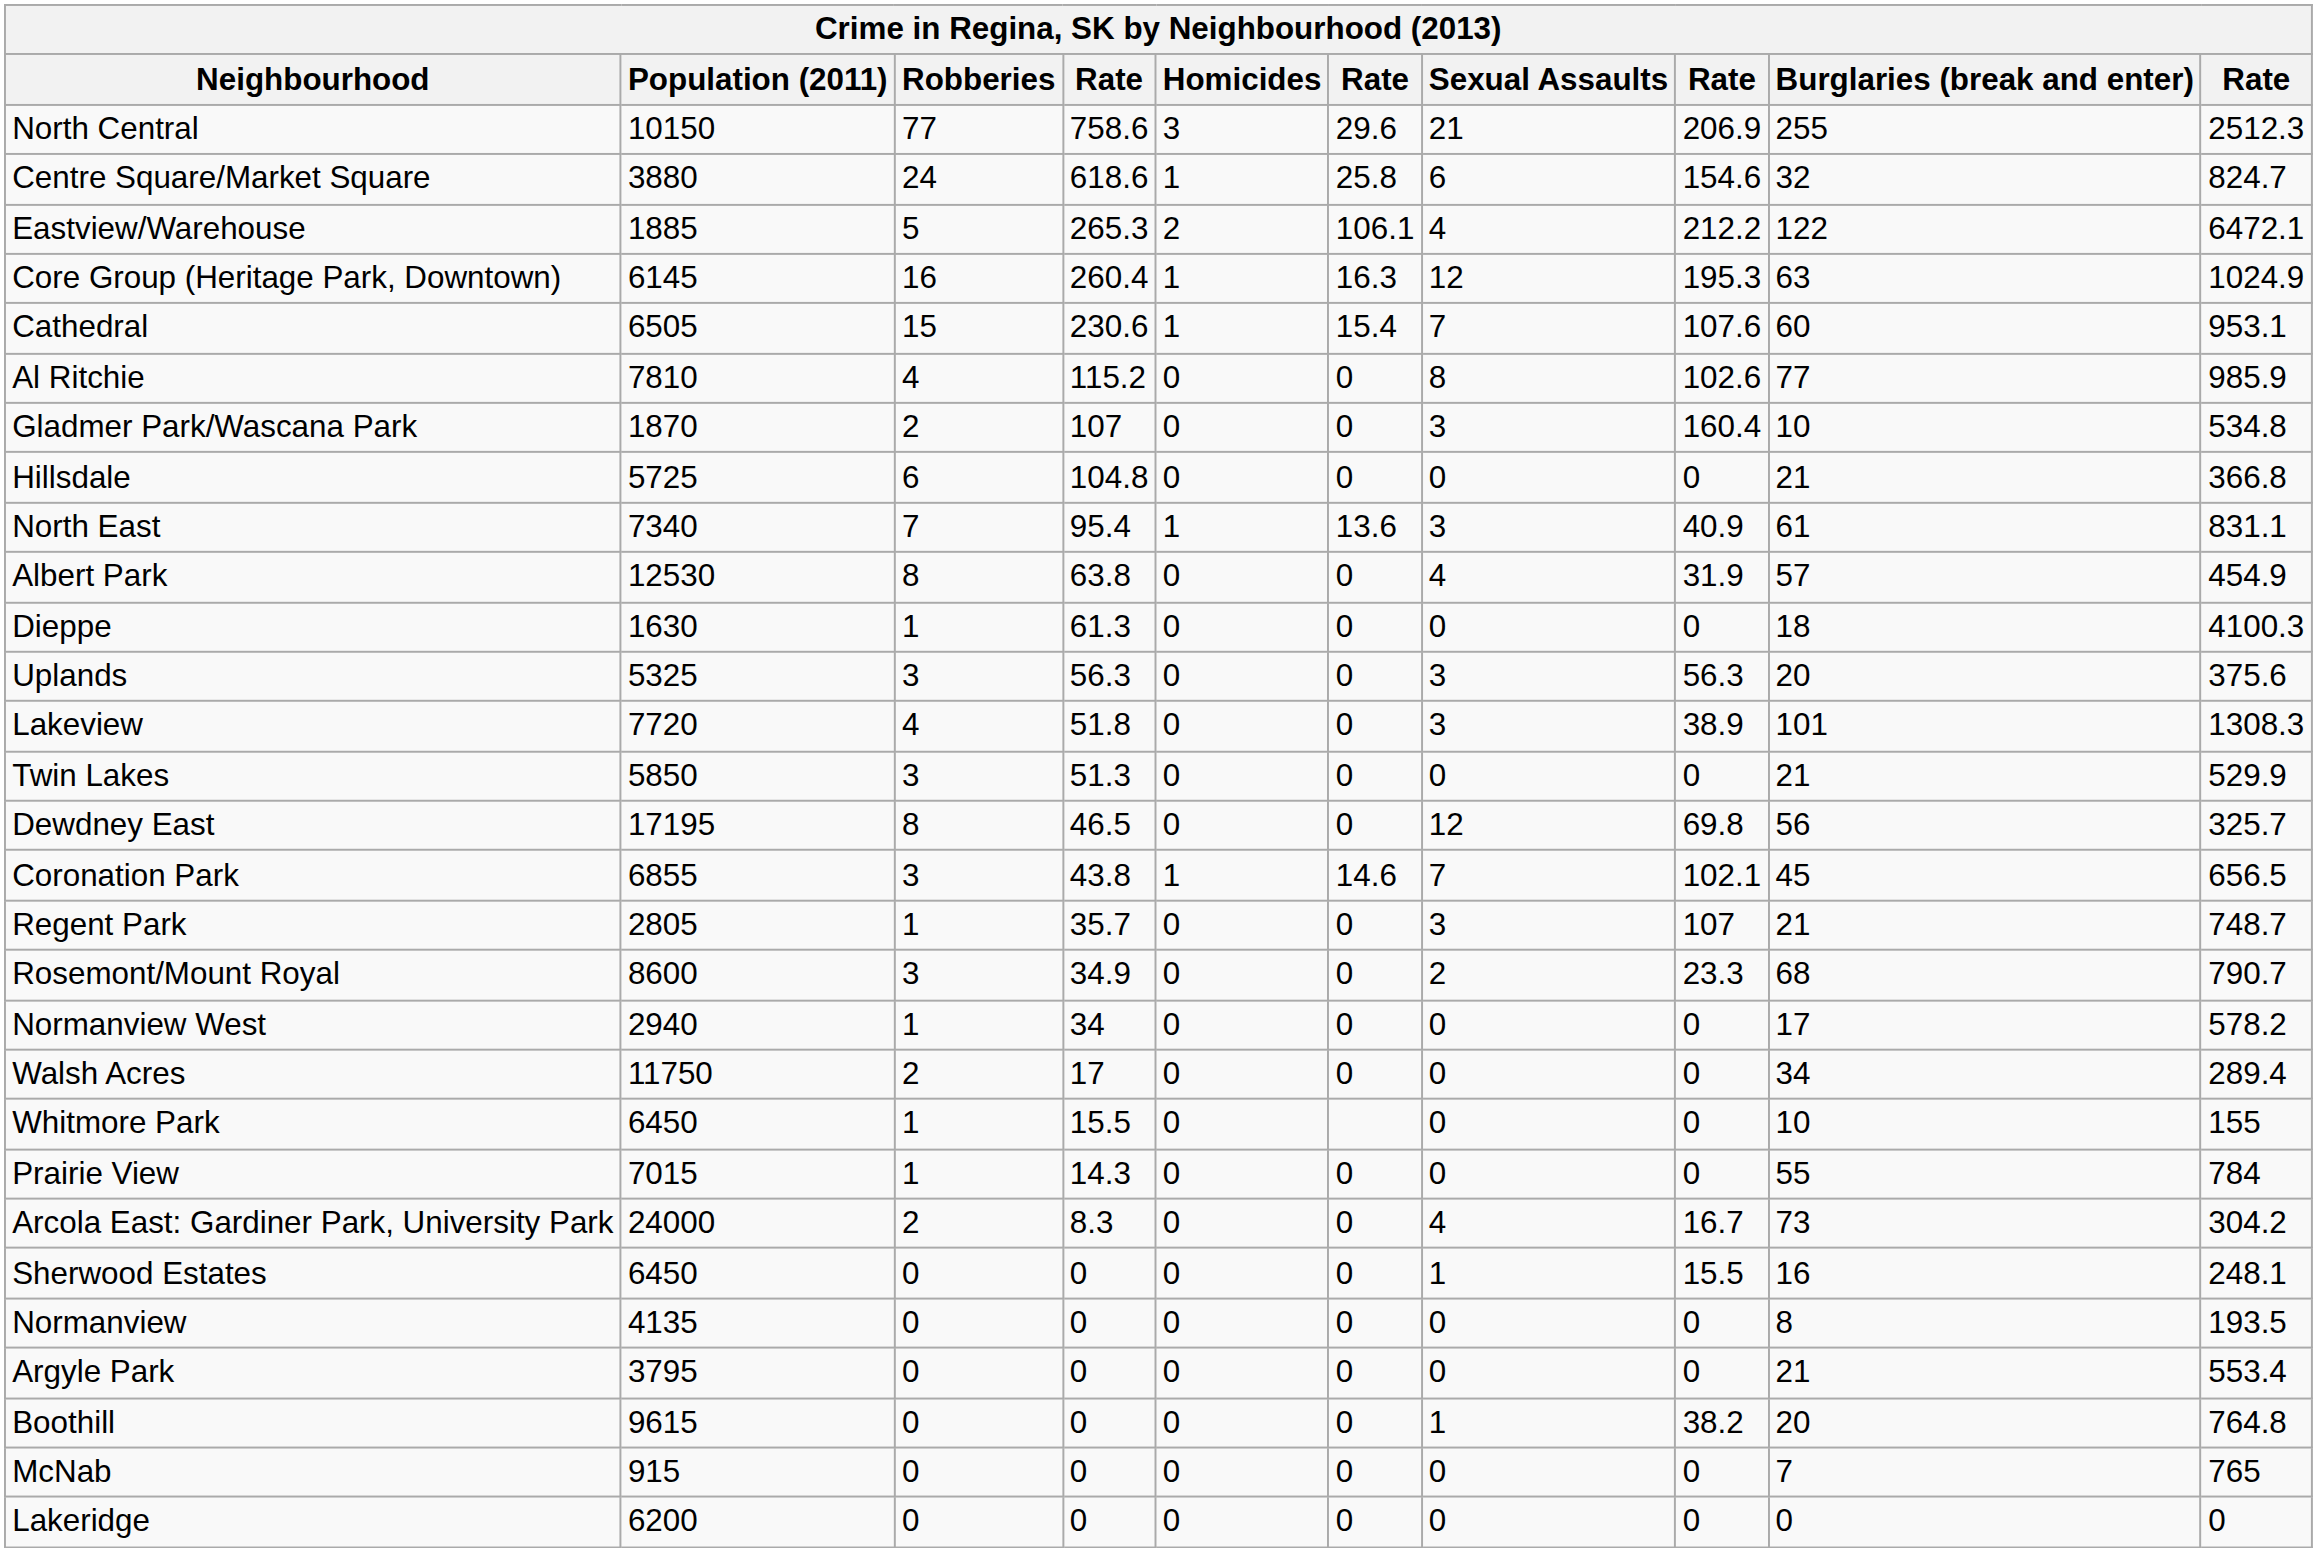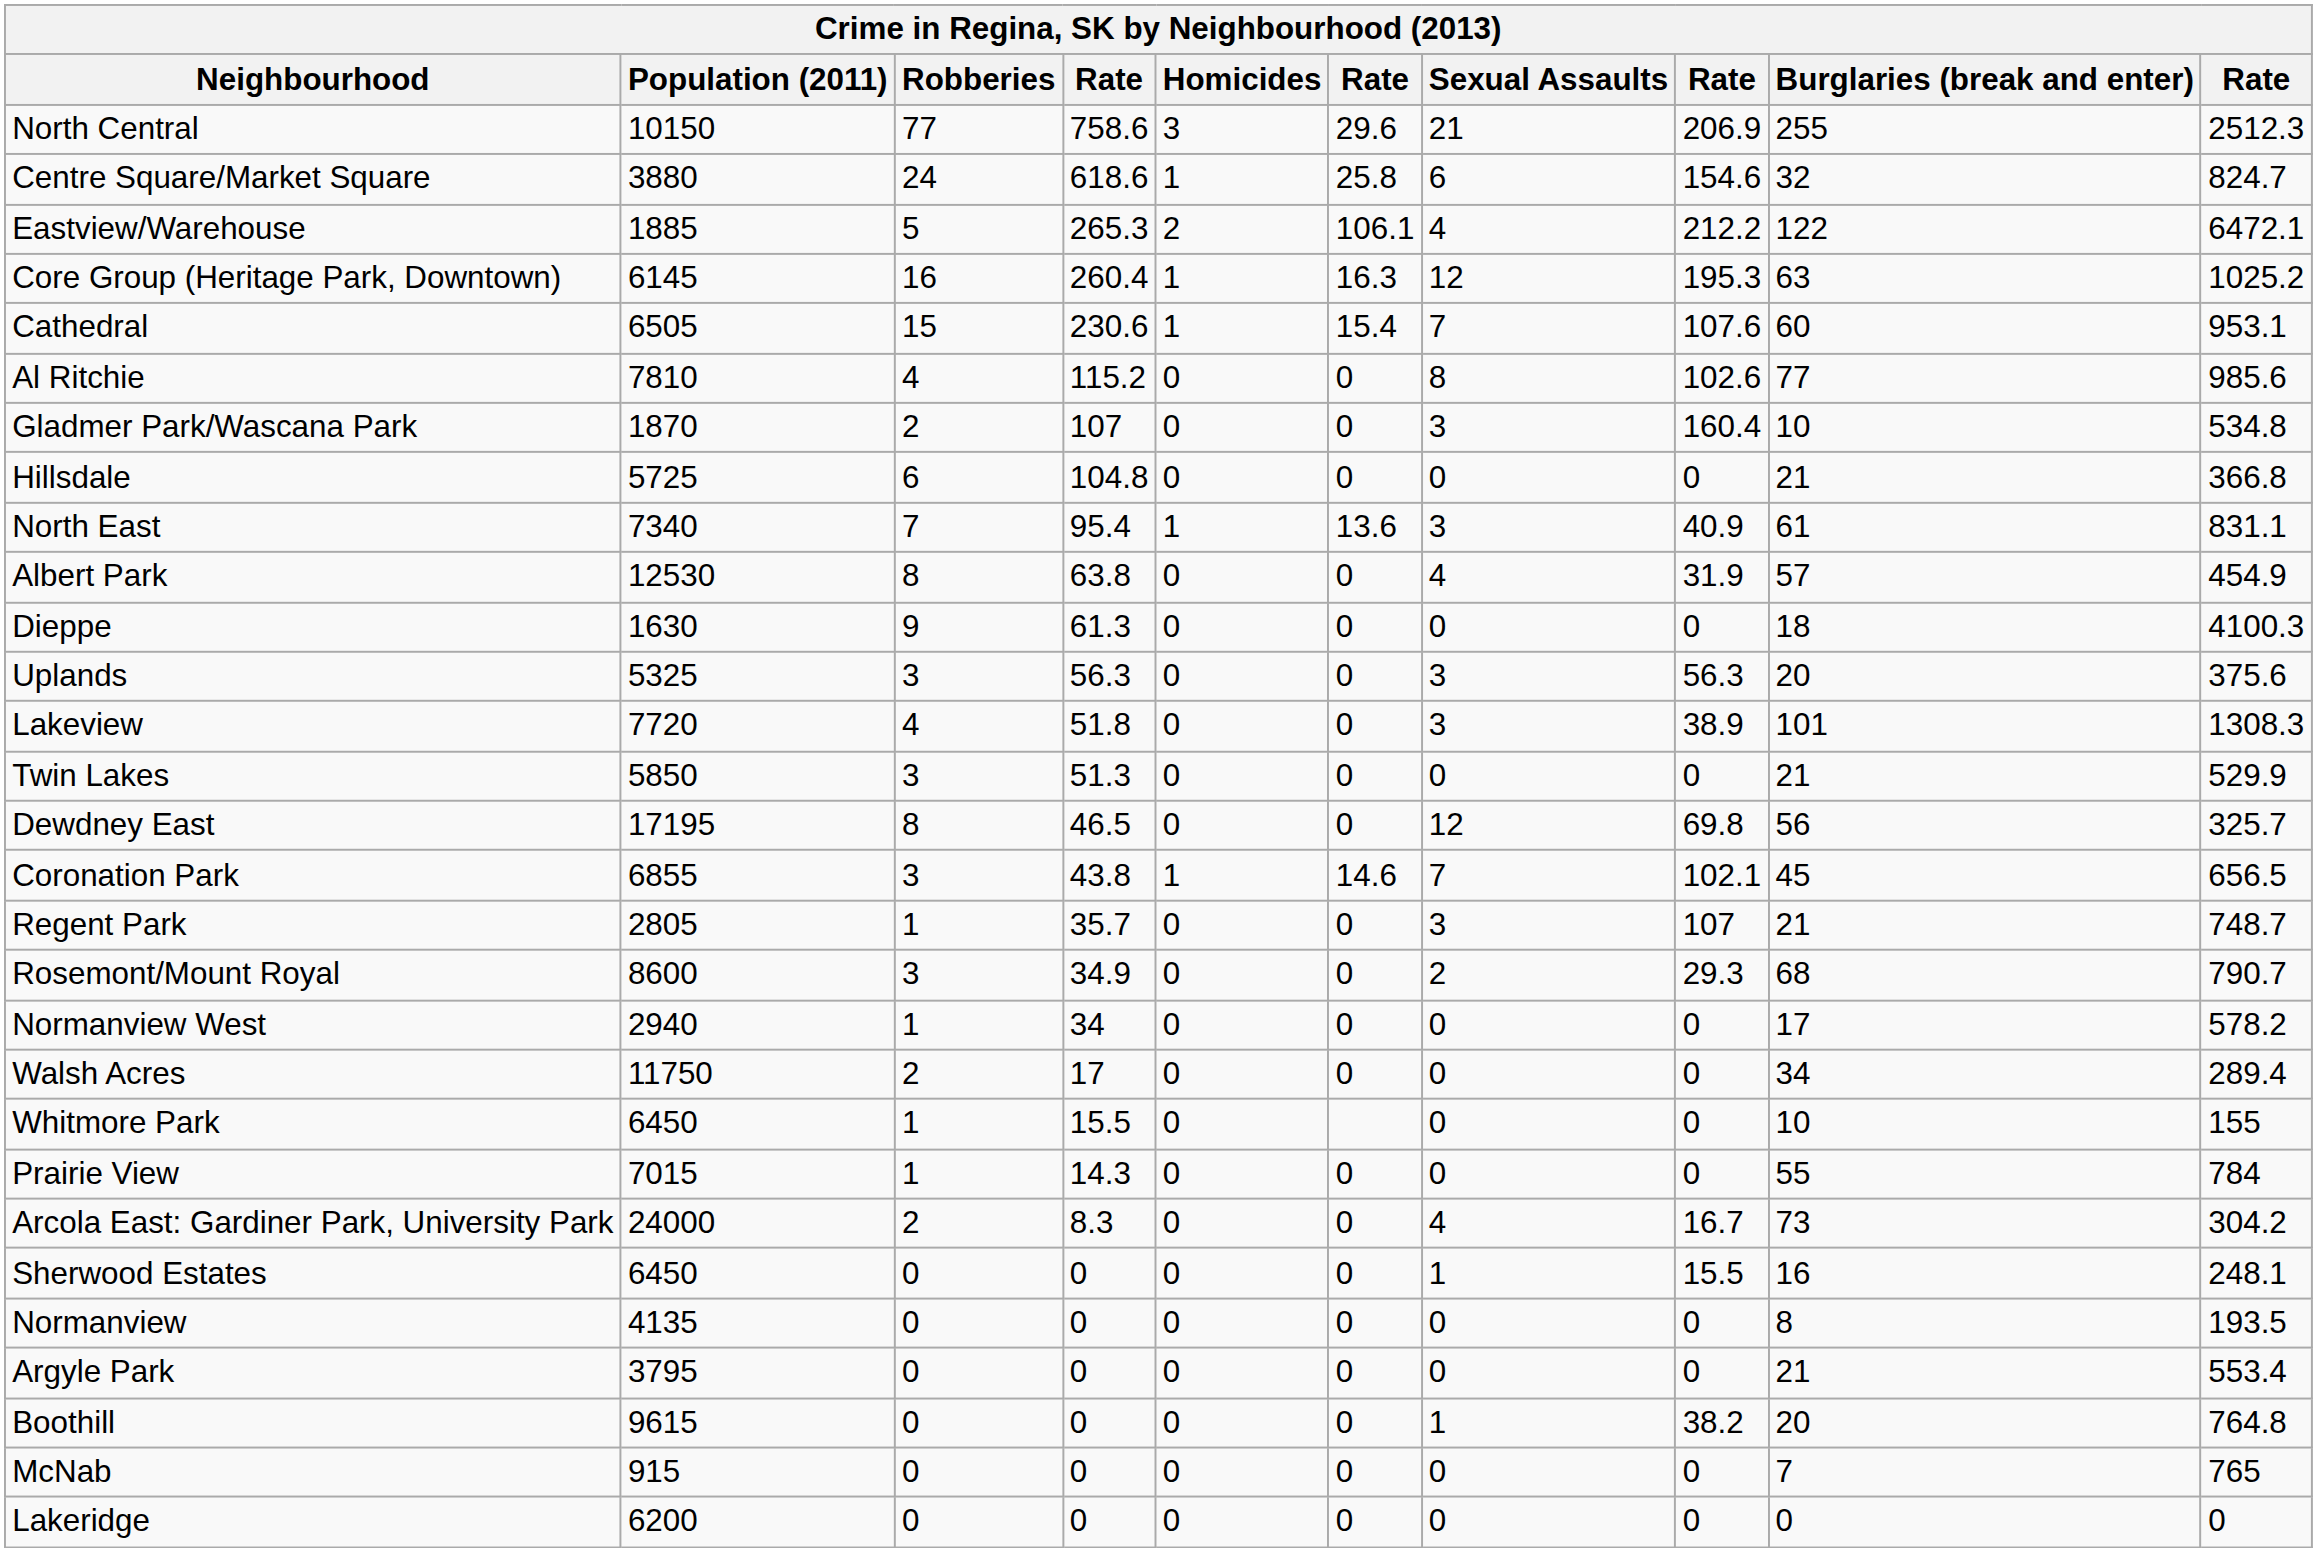(2256, 278) 1024.9 -> (2256, 278) 1025.2
(2248, 377) 985.9 -> (2248, 377) 985.6
(911, 626) 1 -> (911, 626) 9
(1713, 974) 23.3 -> (1713, 974) 29.3
